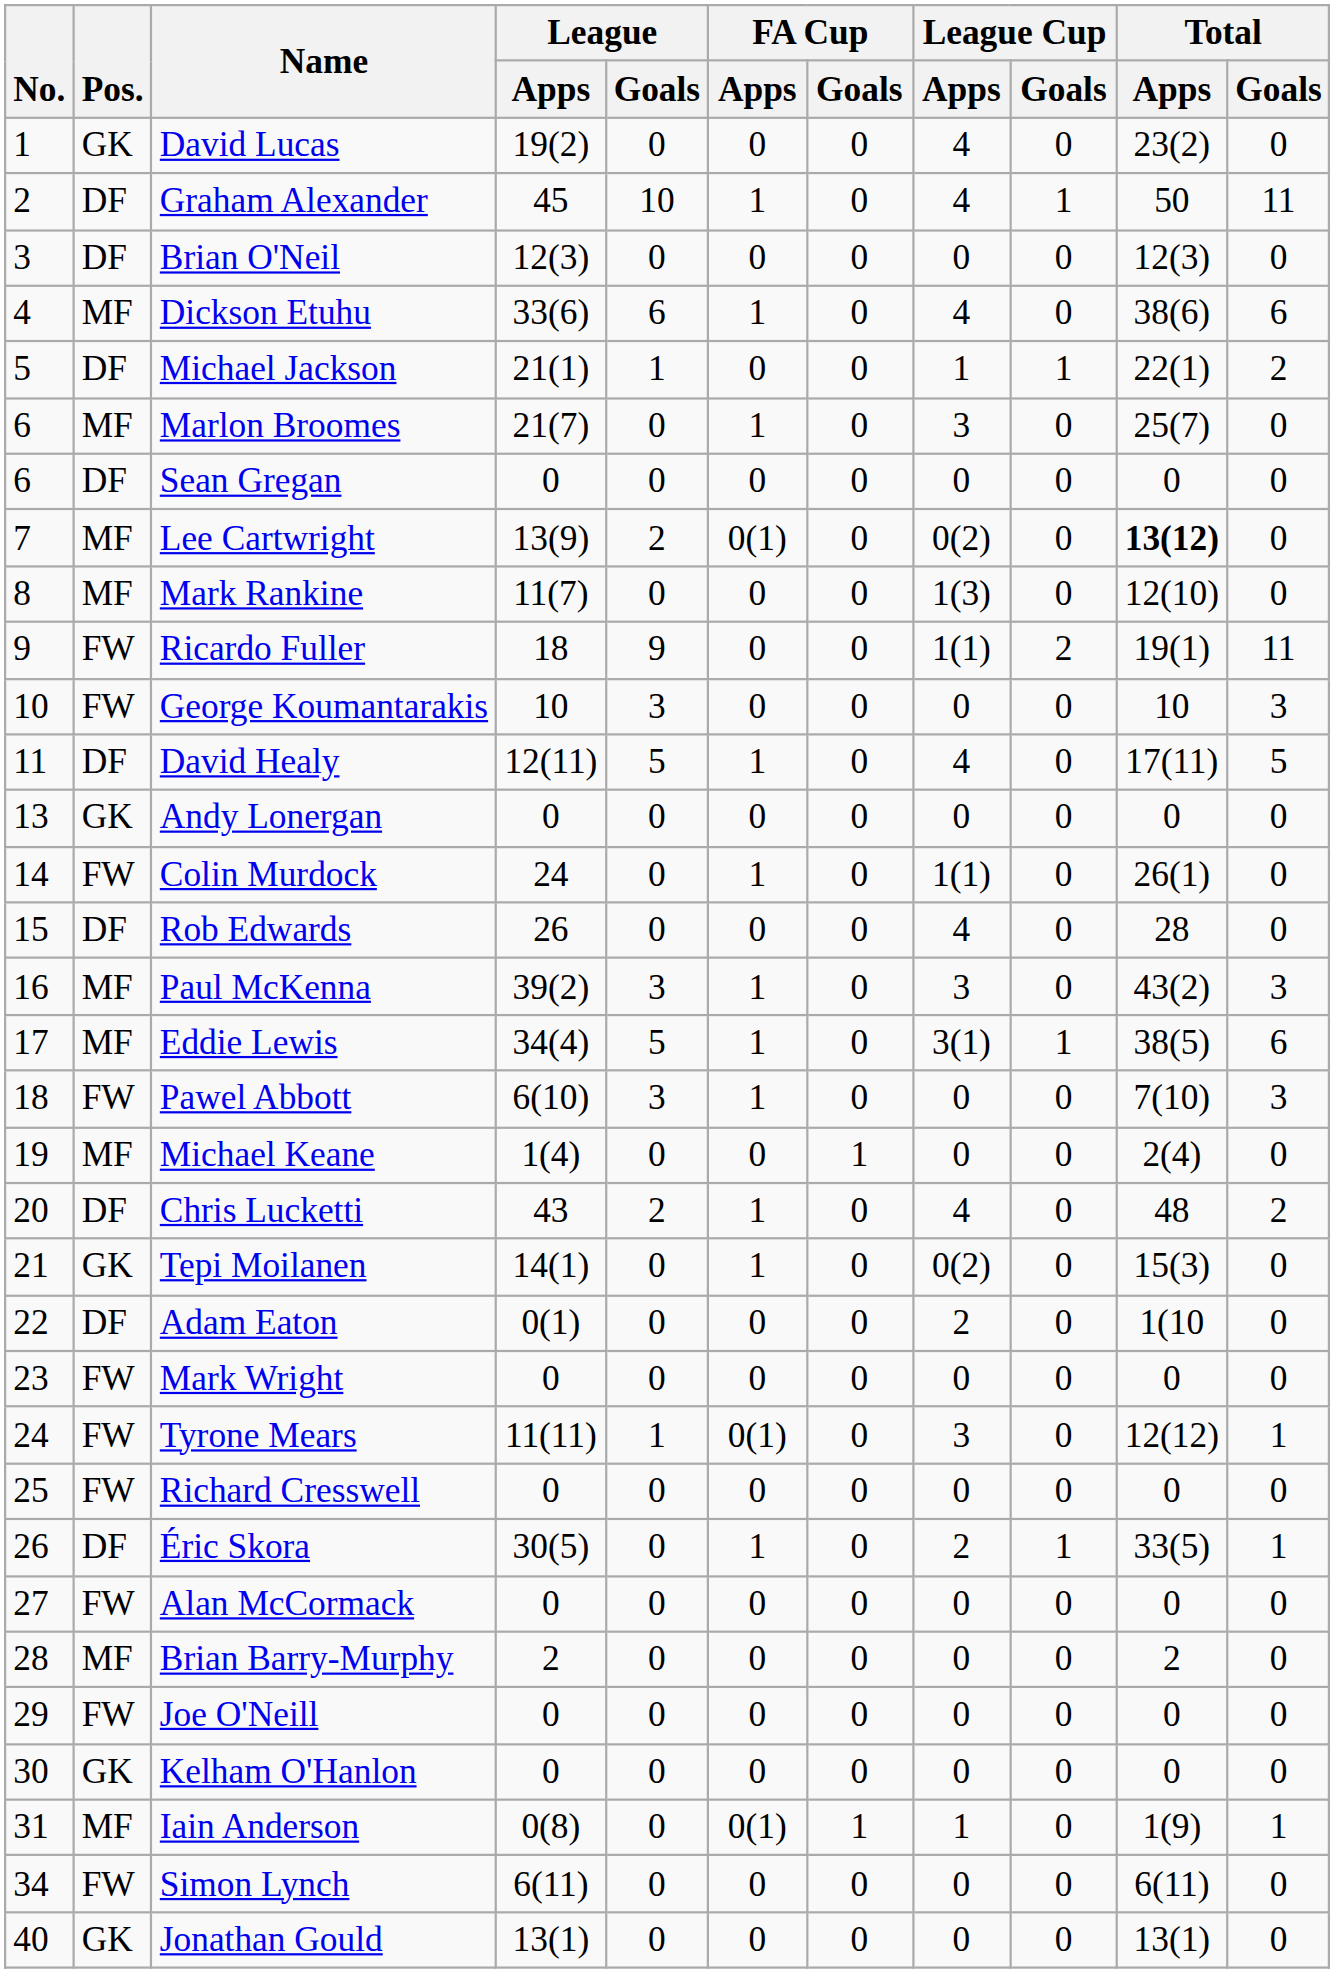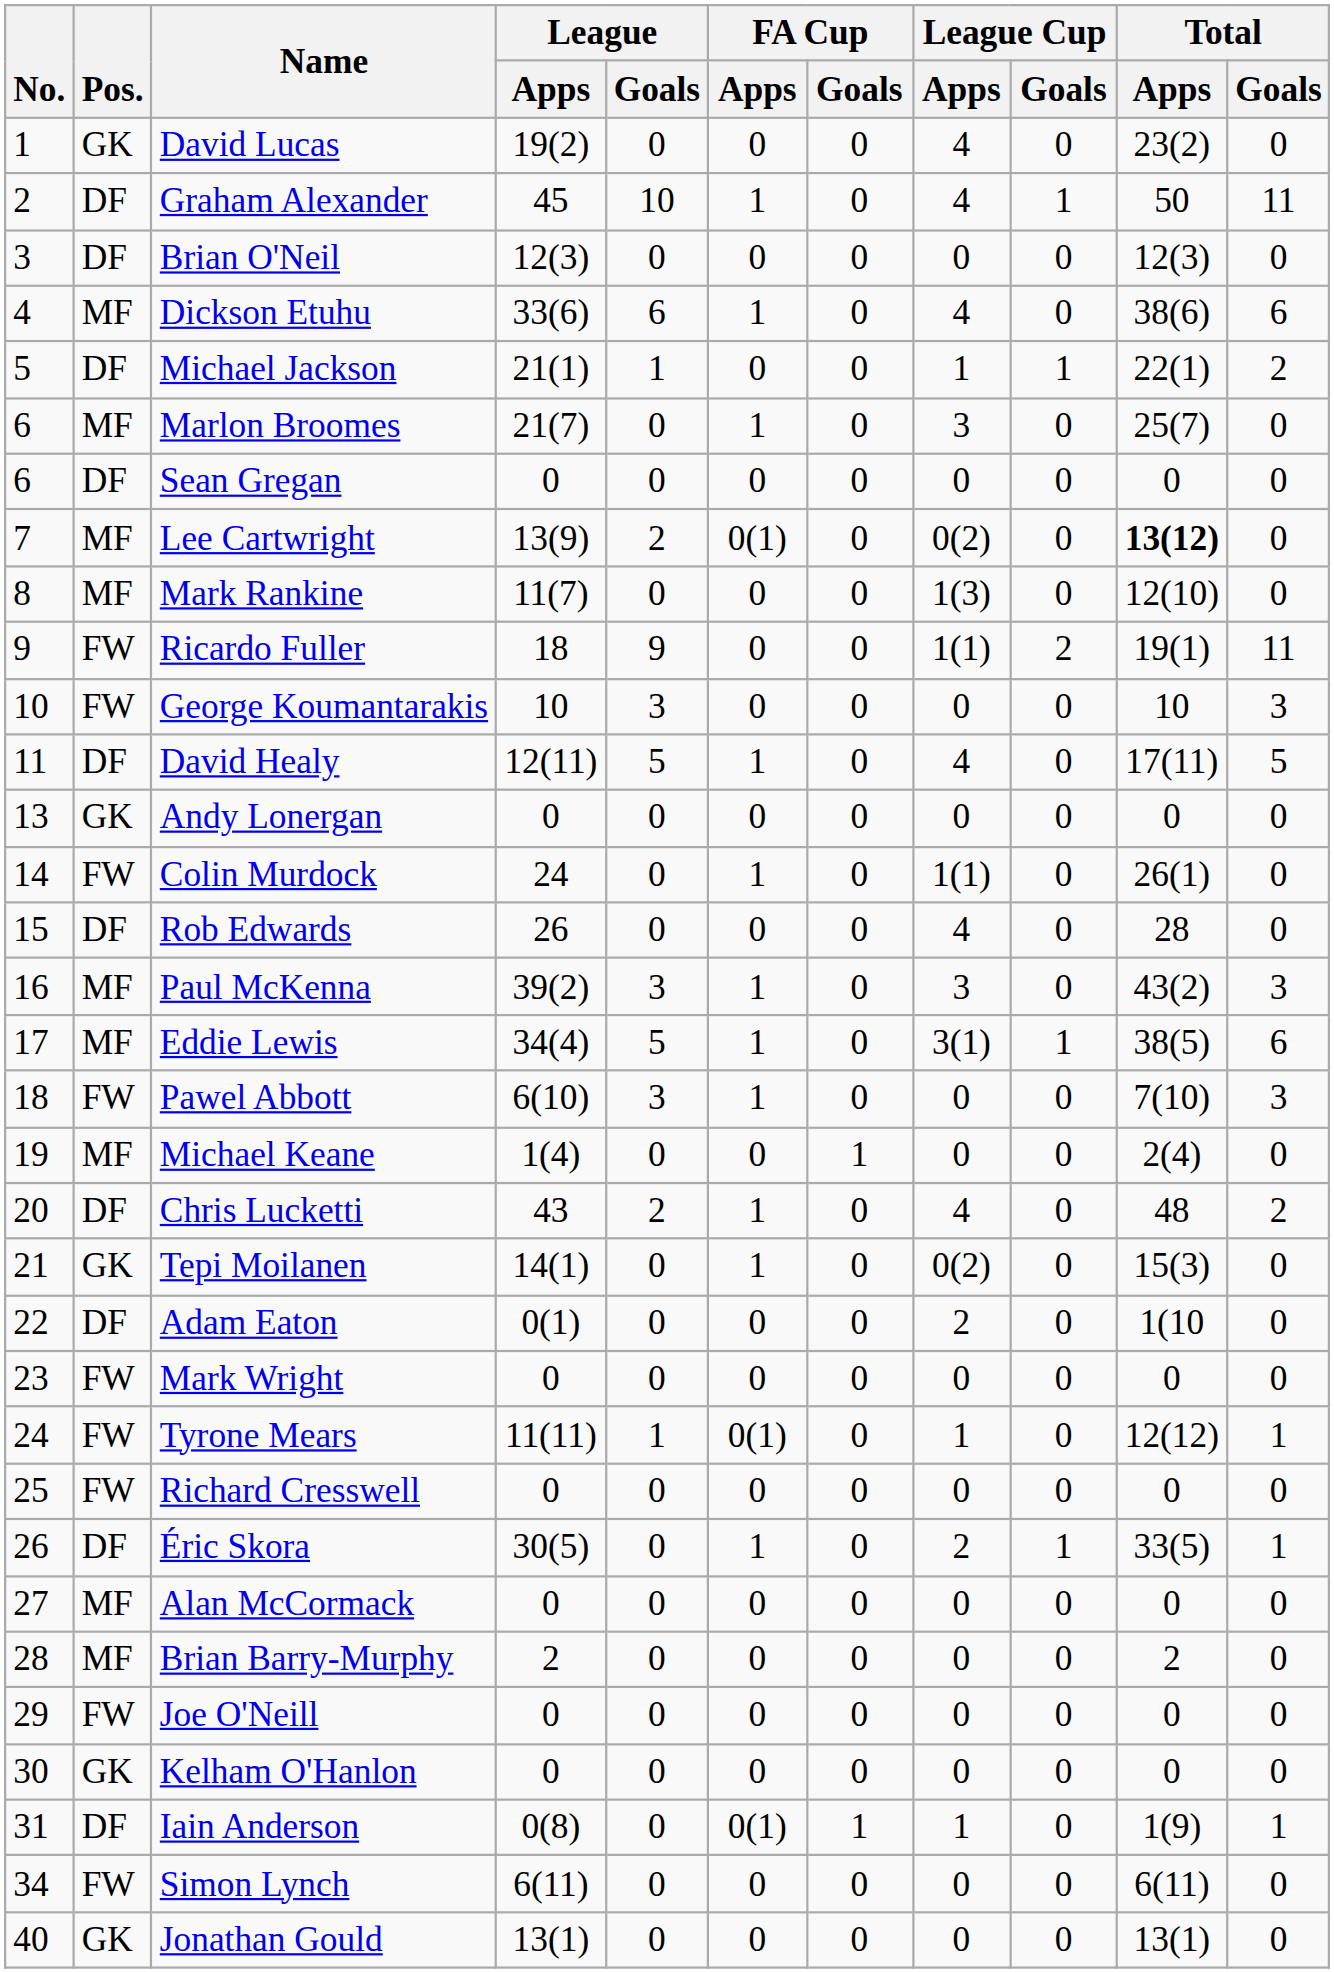(961, 1434) 3 -> (961, 1434) 1
(108, 1602) FW -> (107, 1602) MF
(107, 1827) MF -> (104, 1827) DF
